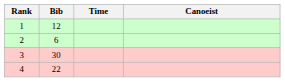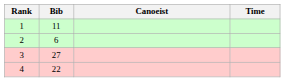columns swapped: (202, 12) <-> (98, 12)
(56, 26) 12 -> (56, 26) 11
(56, 55) 30 -> (56, 55) 27
